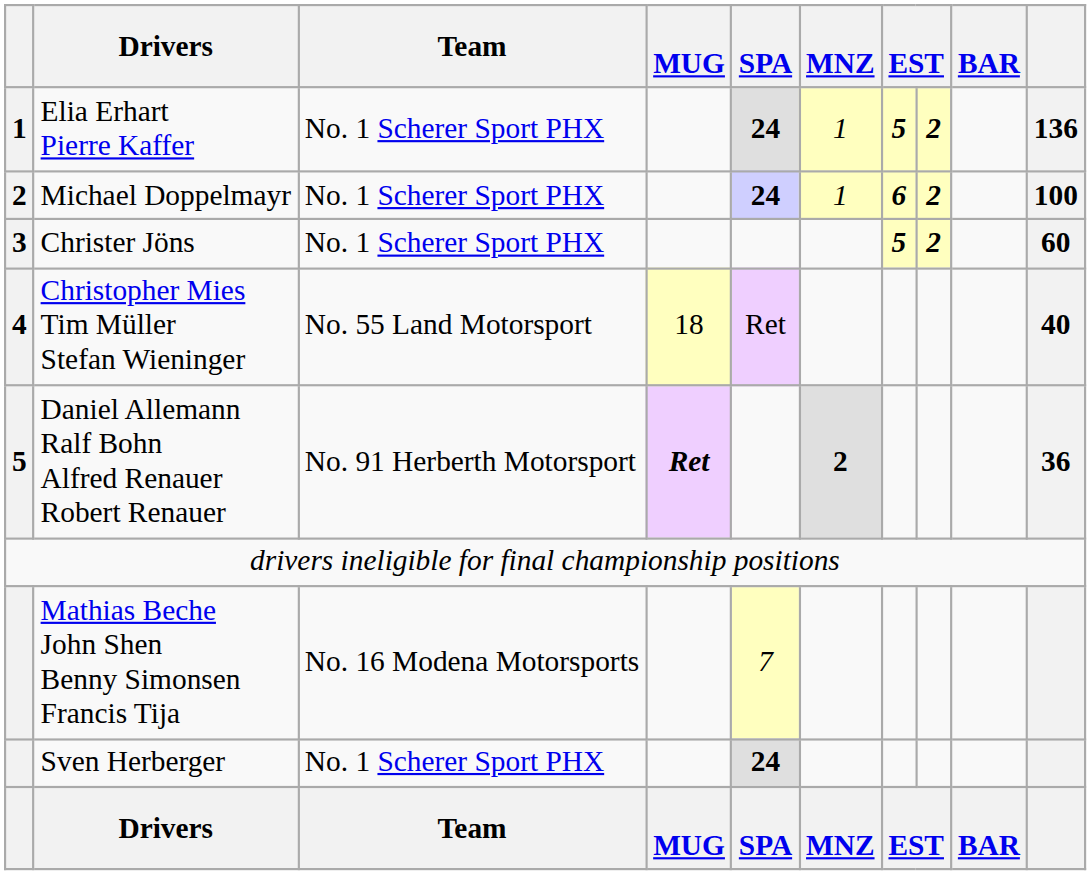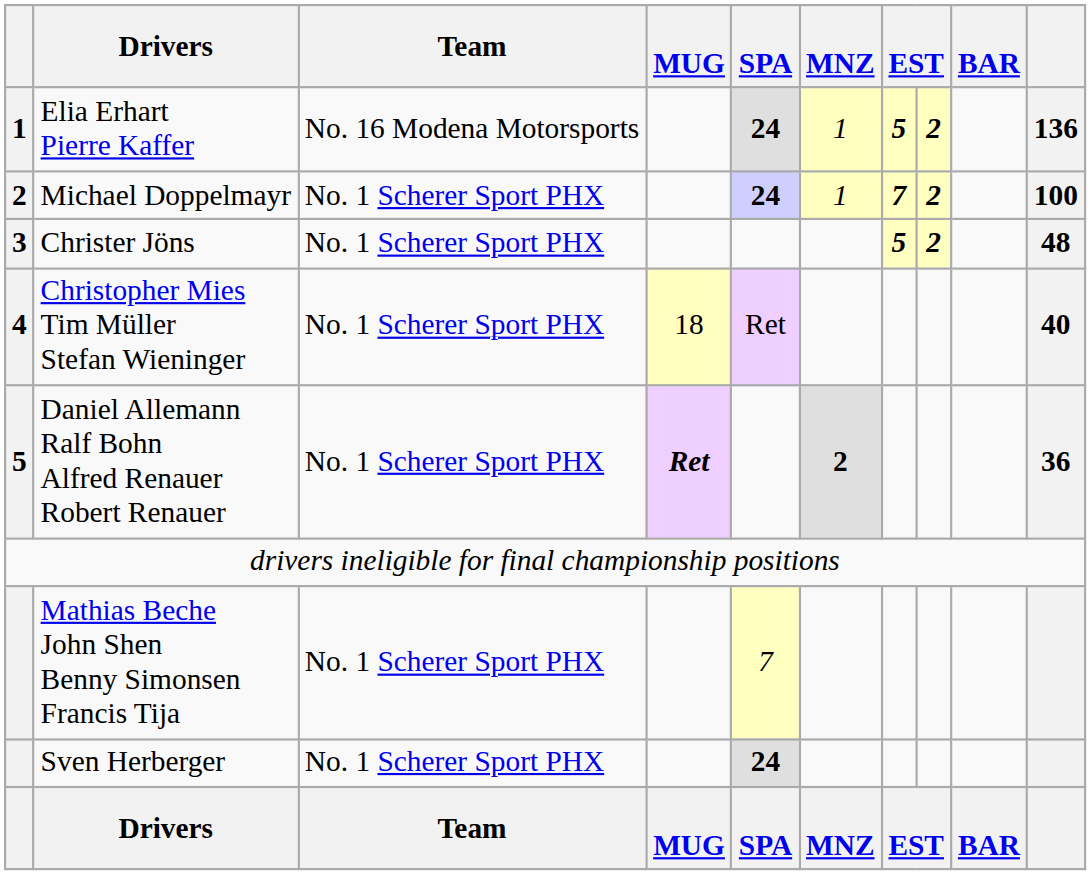(455, 128) No. 1 Scherer Sport PHX -> (472, 128) No. 16 Modena Motorsports
(899, 194) 6 -> (899, 194) 7
(1056, 242) 60 -> (1056, 242) 48
(448, 325) No. 55 Land Motorsport -> (455, 325) No. 1 Scherer Sport PHX
(470, 460) No. 91 Herberth Motorsport -> (455, 460) No. 1 Scherer Sport PHX
(472, 661) No. 16 Modena Motorsports -> (455, 661) No. 1 Scherer Sport PHX
